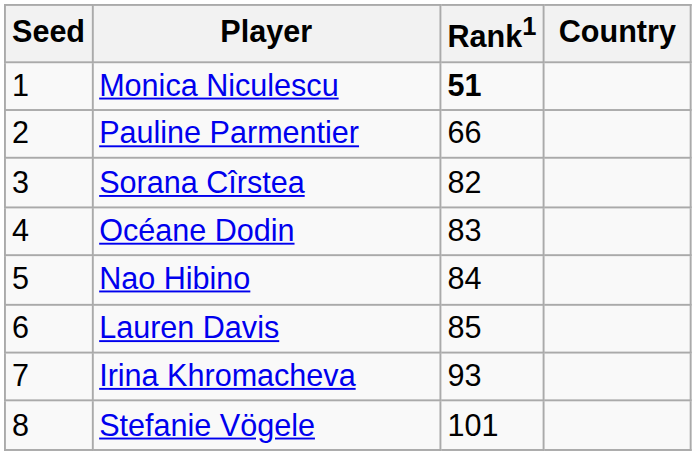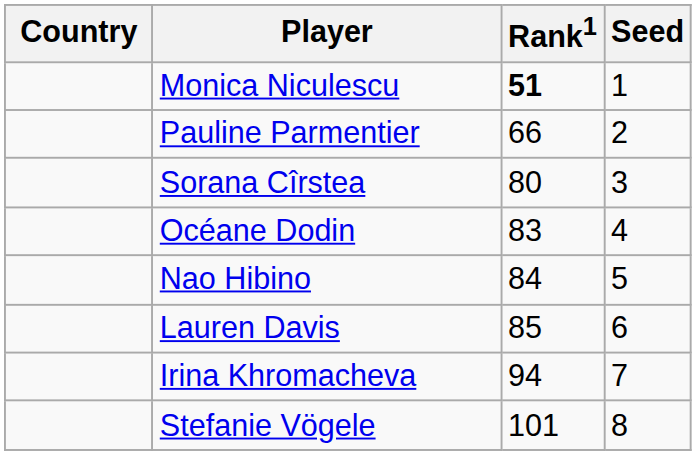columns swapped: (617, 32) <-> (49, 32)
(464, 182) 82 -> (525, 182) 80
(464, 376) 93 -> (525, 376) 94
